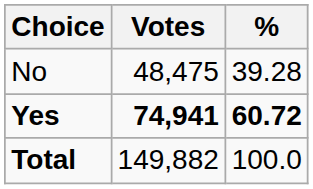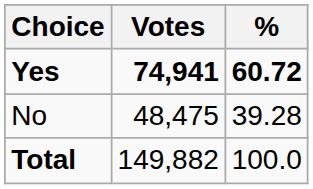rows swapped: (35, 115) <-> (29, 71)
